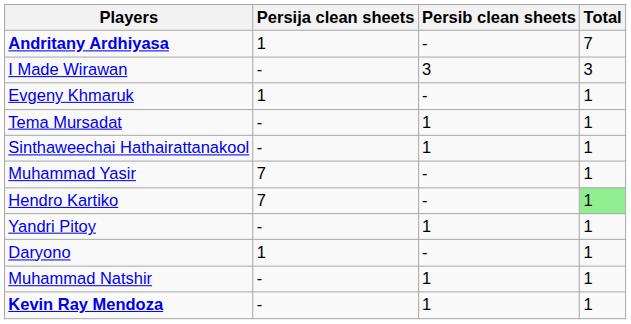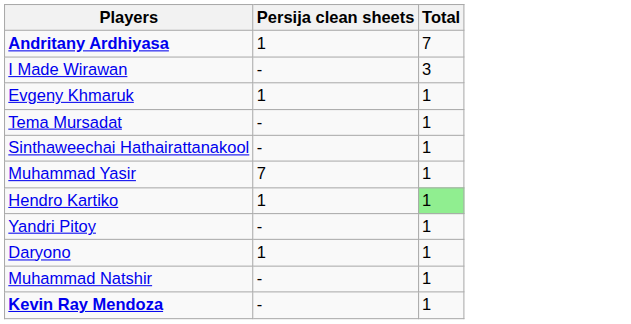- column: (499, 17)
(261, 200) 7 -> (261, 200) 1
